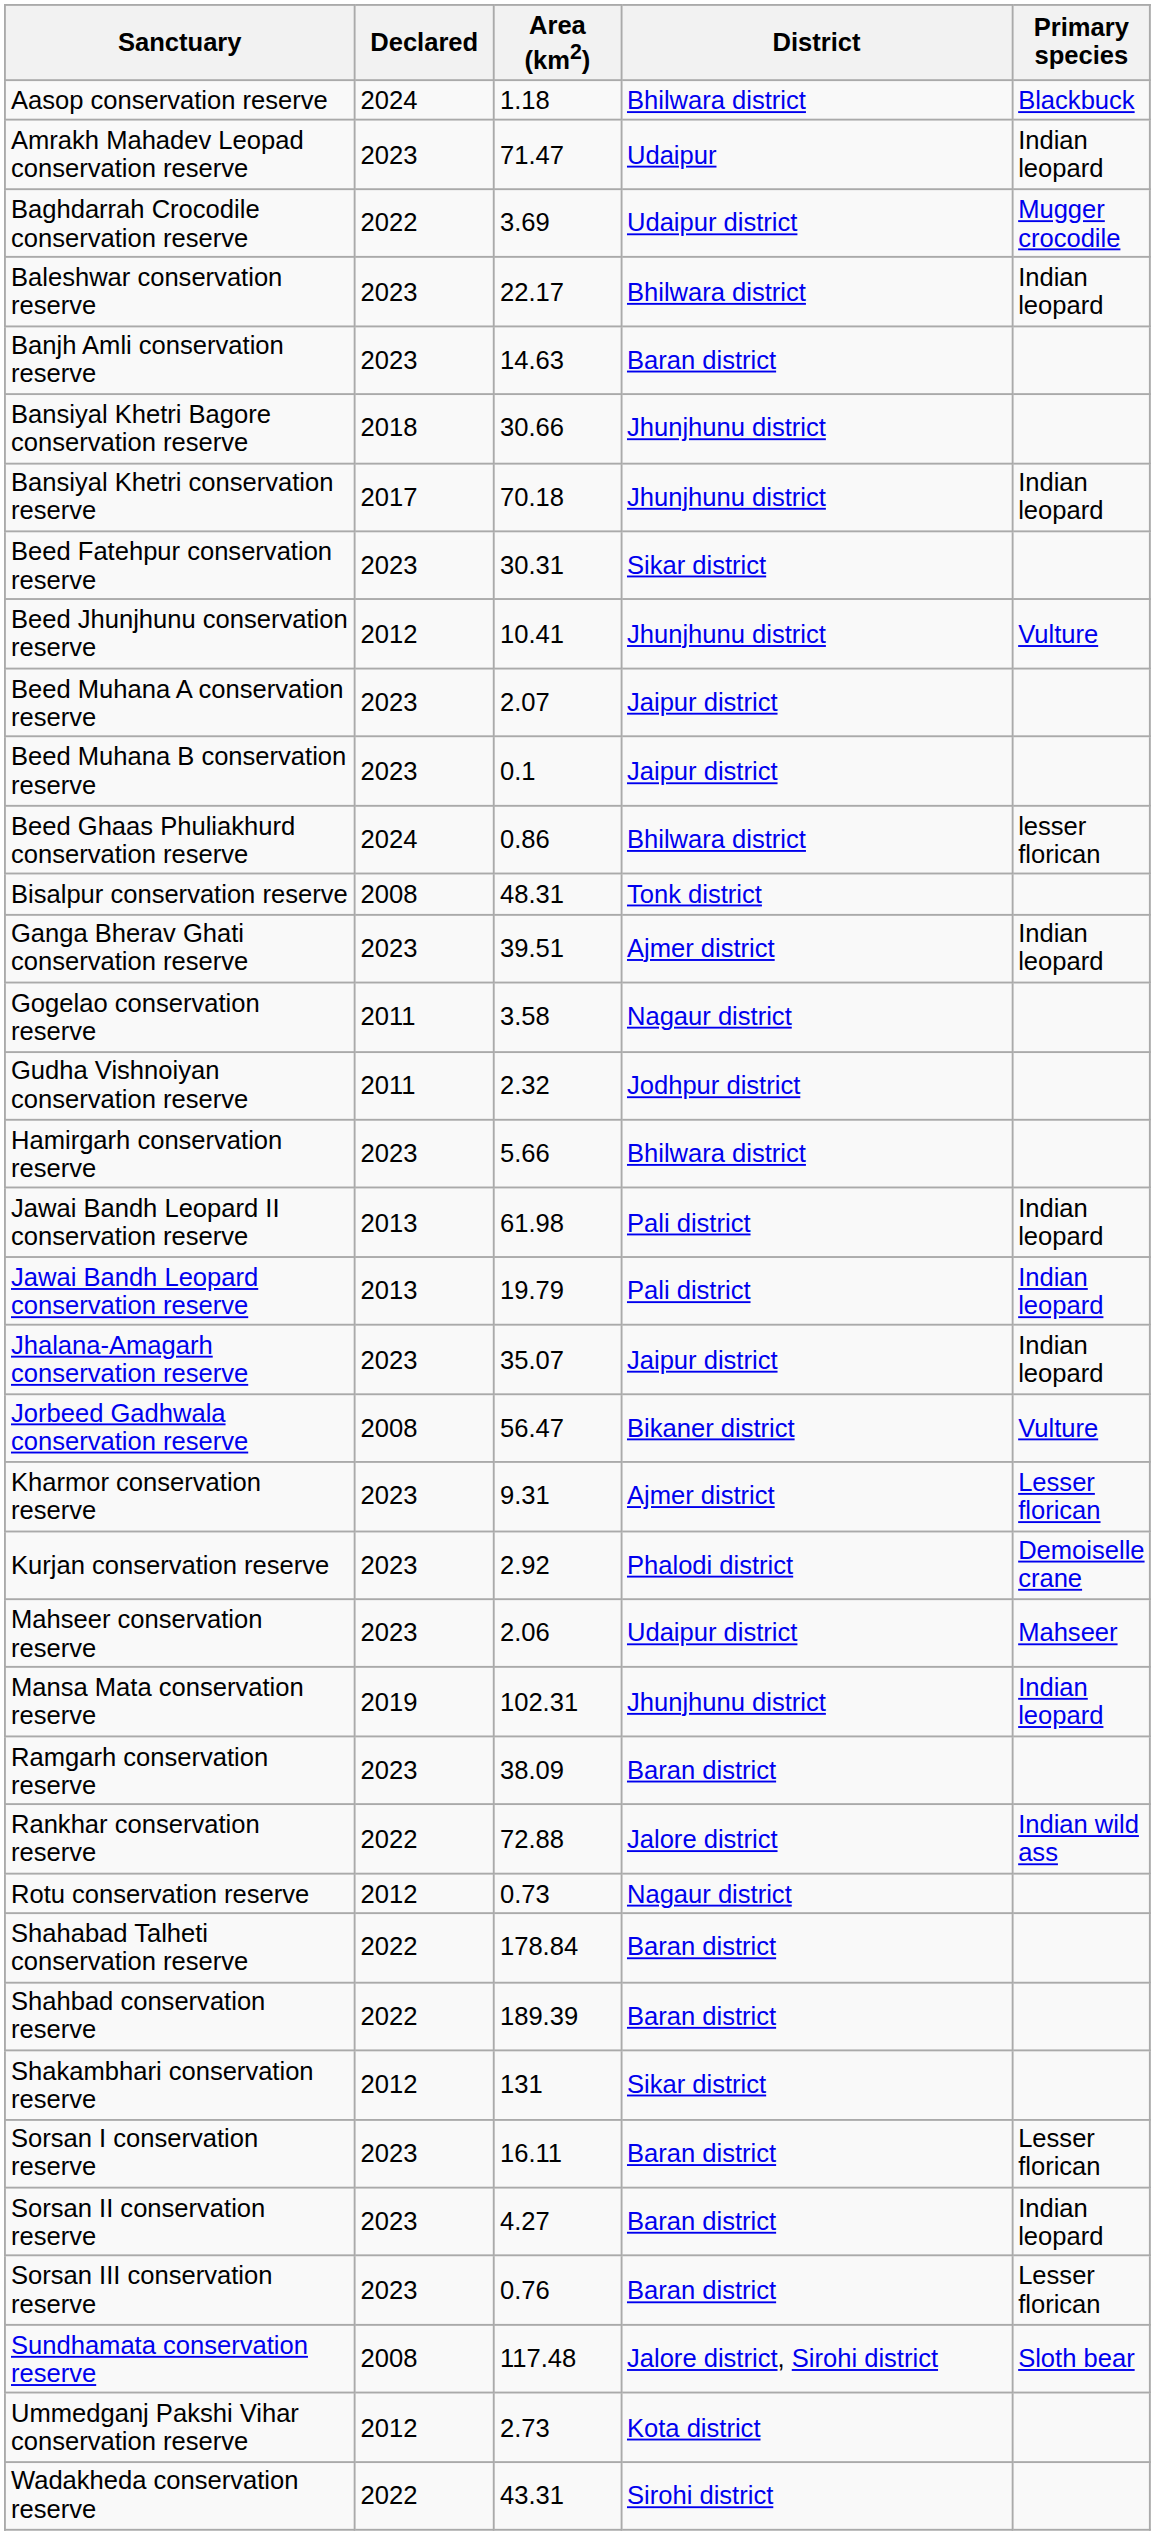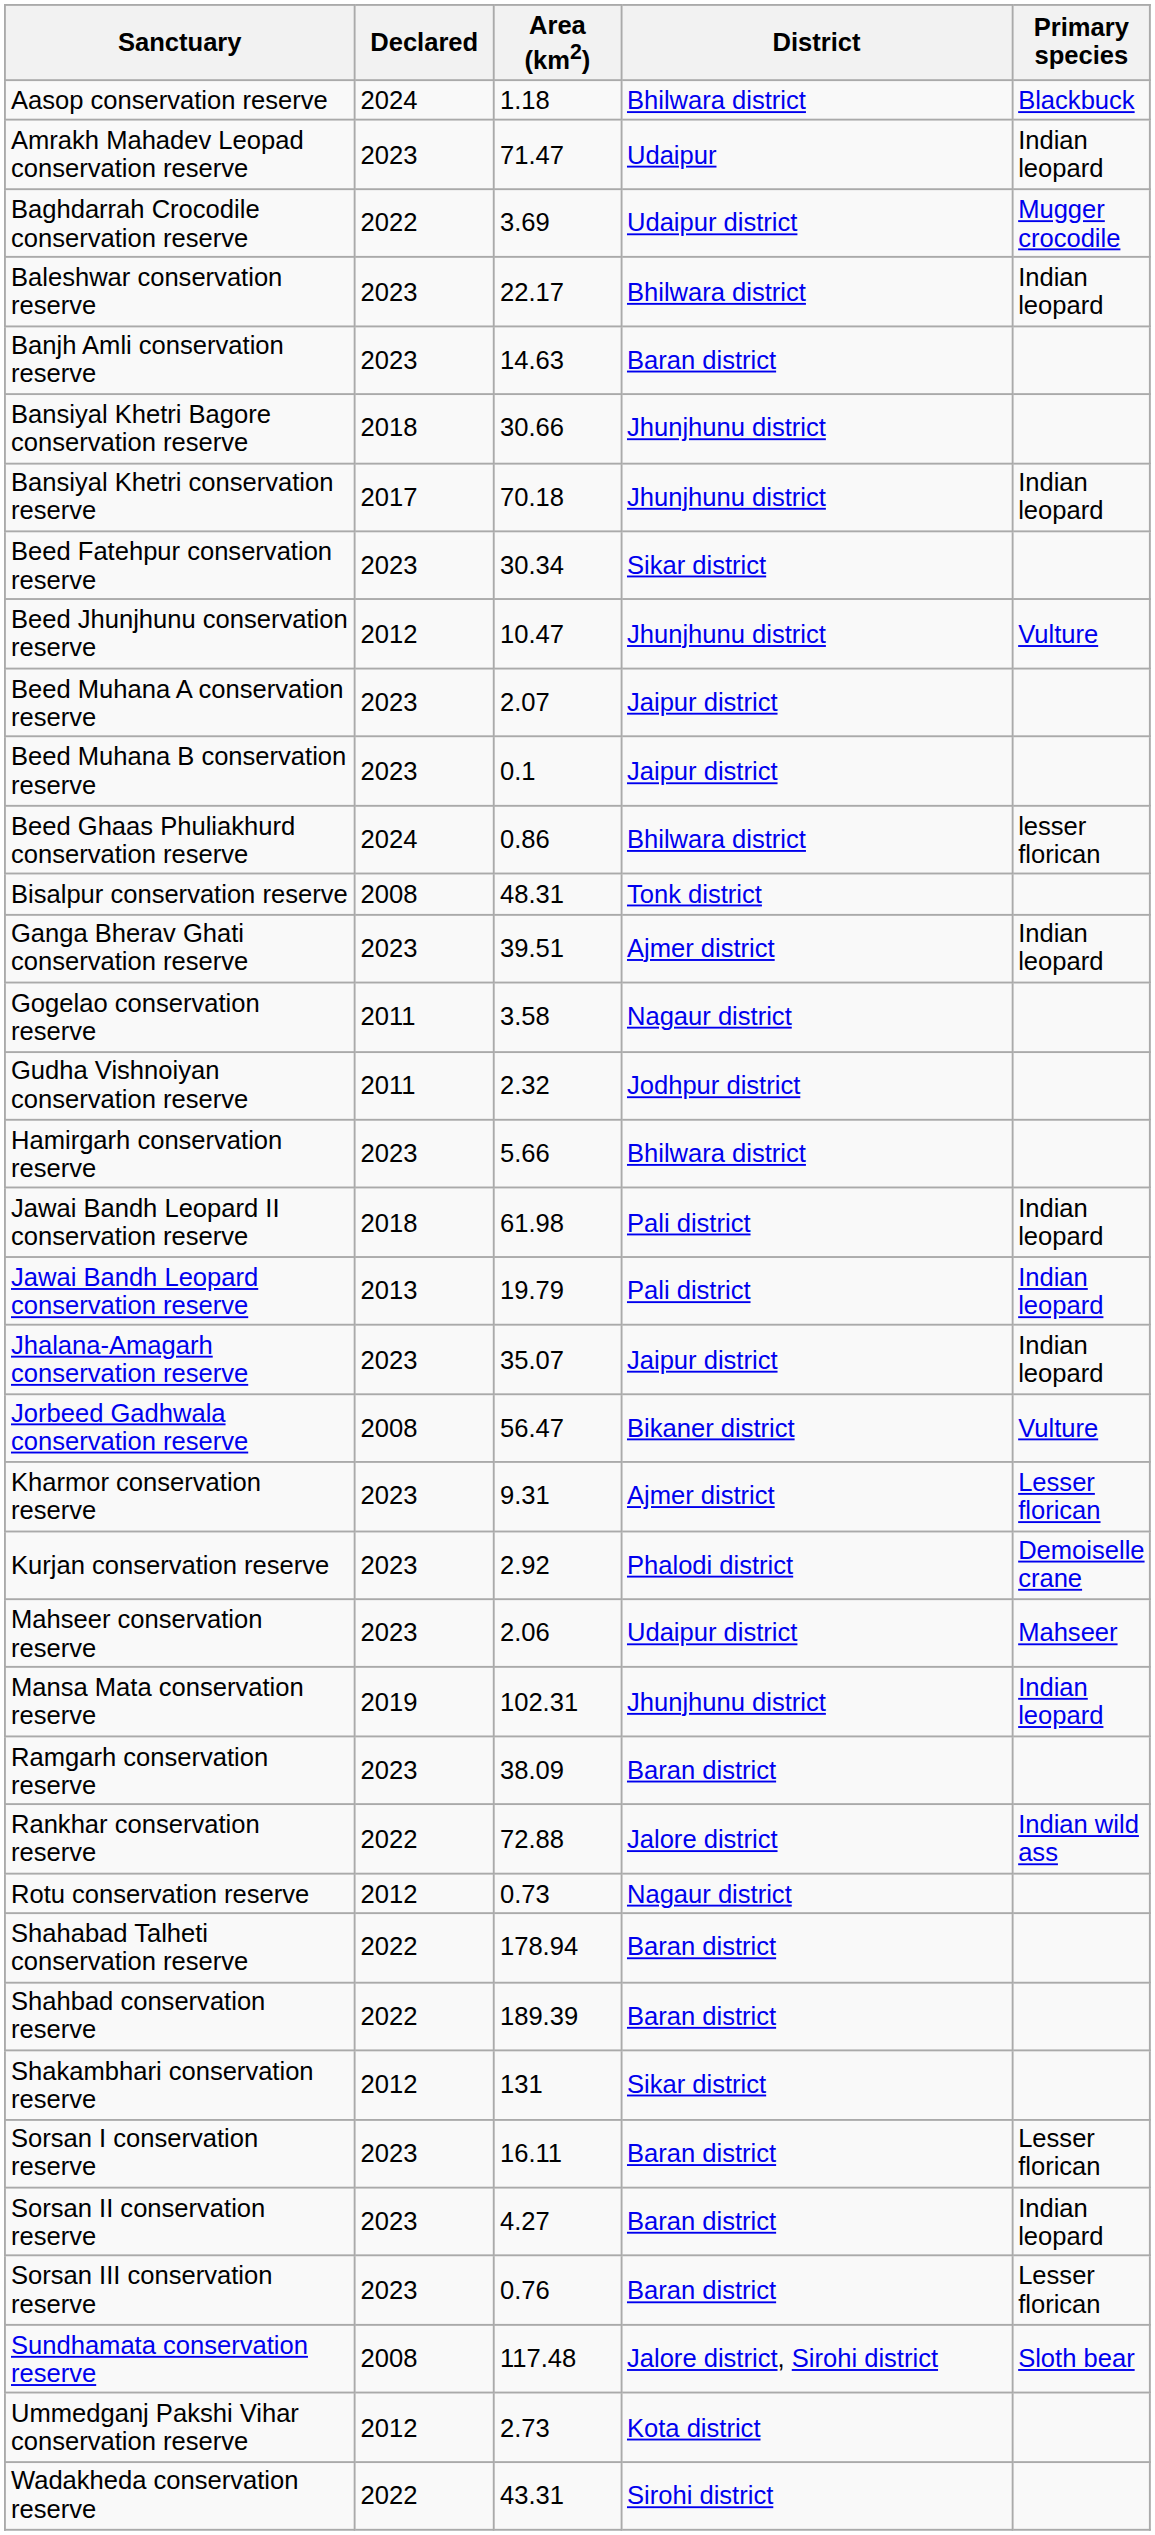(532, 565) 30.31 -> (532, 565) 30.34
(532, 634) 10.41 -> (532, 634) 10.47
(389, 1222) 2013 -> (389, 1222) 2018
(539, 1947) 178.84 -> (539, 1947) 178.94
